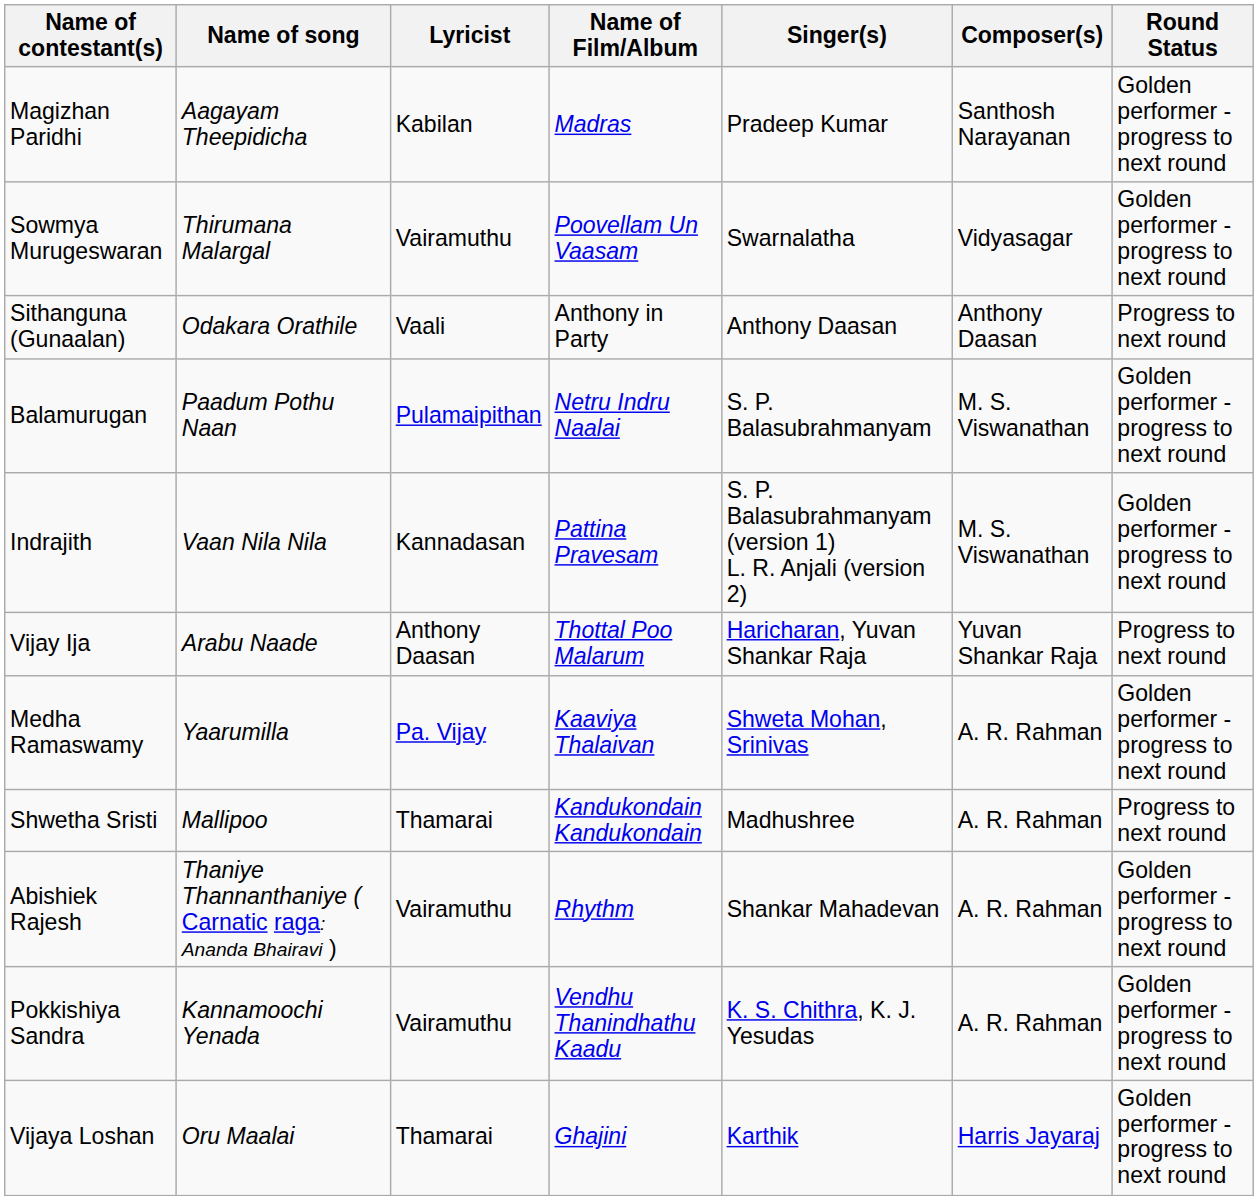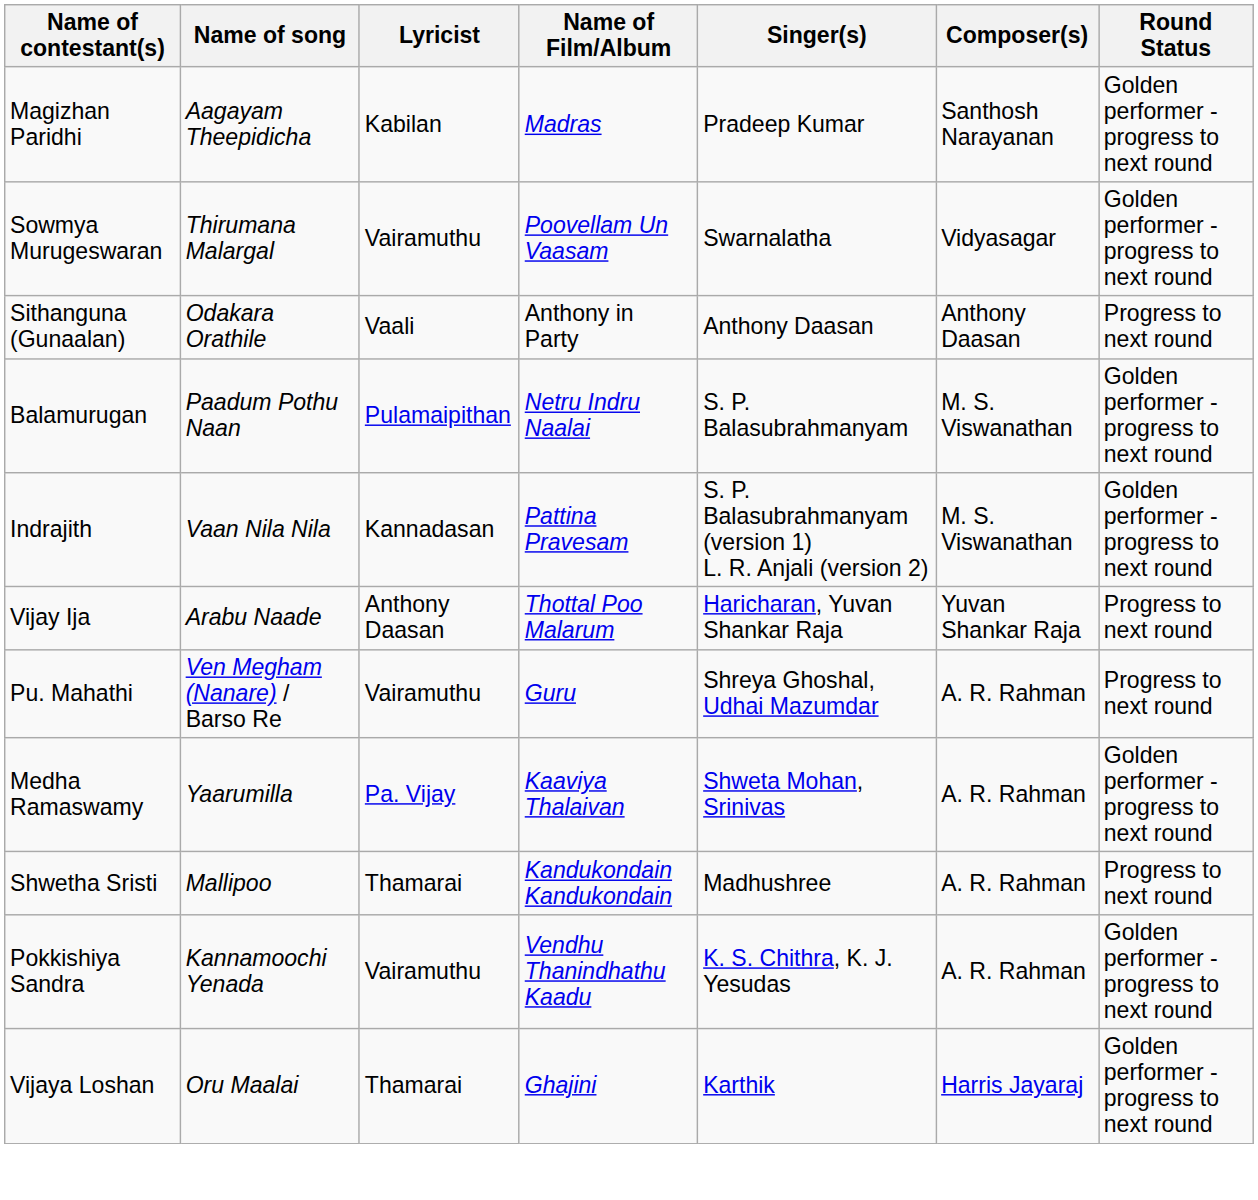+ row: (72, 693)
- row: (54, 908)
